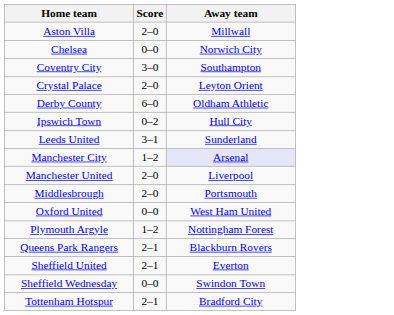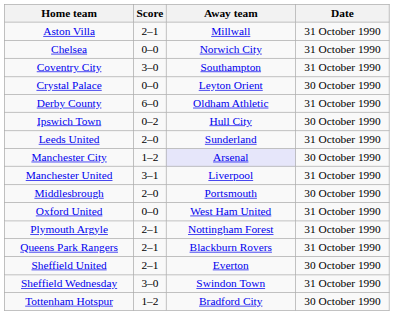+ column: (342, 13)
(150, 31) 2–0 -> (150, 31) 2–1
(150, 85) 2–0 -> (150, 85) 0–0
(150, 139) 3–1 -> (150, 139) 2–0
(150, 175) 2–0 -> (150, 175) 3–1
(150, 229) 1–2 -> (150, 229) 2–1
(150, 283) 0–0 -> (150, 283) 3–0
(150, 301) 2–1 -> (150, 301) 1–2
